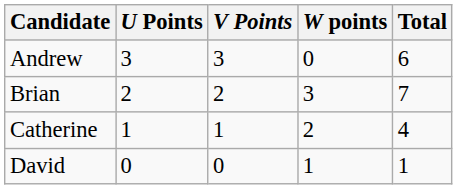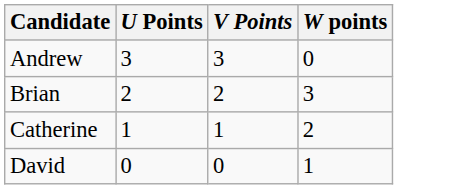- column: (422, 22)
